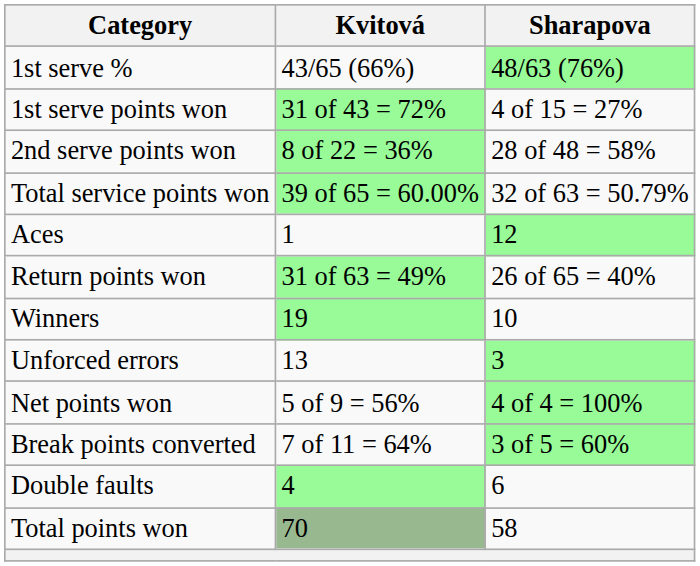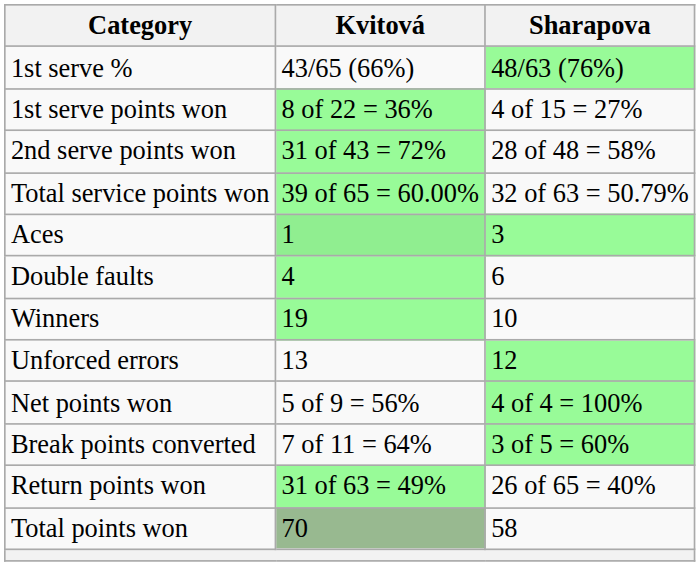(364, 109) 31 of 43 = 72% -> (357, 109) 8 of 22 = 36%
(357, 151) 8 of 22 = 36% -> (364, 151) 31 of 43 = 72%
(288, 234) no background -> (288, 234) lightgreen background
(504, 234) 12 -> (498, 234) 3
rows swapped: (82, 485) <-> (108, 276)
(498, 360) 3 -> (504, 360) 12
